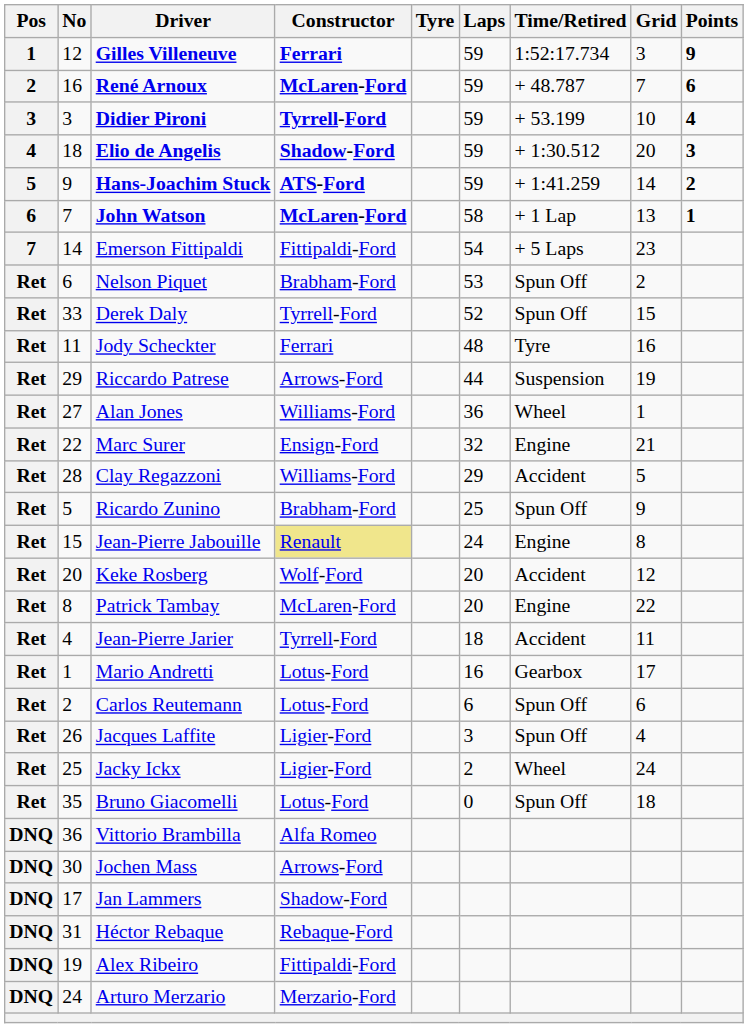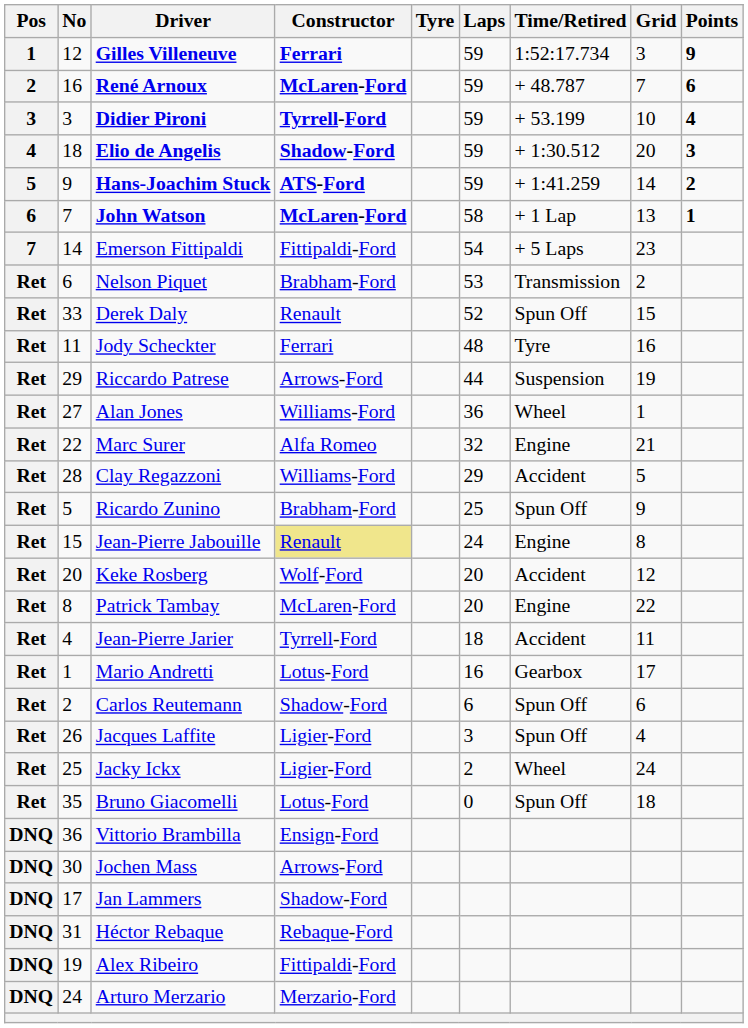(551, 281) Spun Off -> (567, 281) Transmission
(328, 313) Tyrrell-Ford -> (310, 313) Renault
(329, 444) Ensign-Ford -> (328, 444) Alfa Romeo
(324, 704) Lotus-Ford -> (333, 704) Shadow-Ford
(328, 834) Alfa Romeo -> (329, 834) Ensign-Ford
